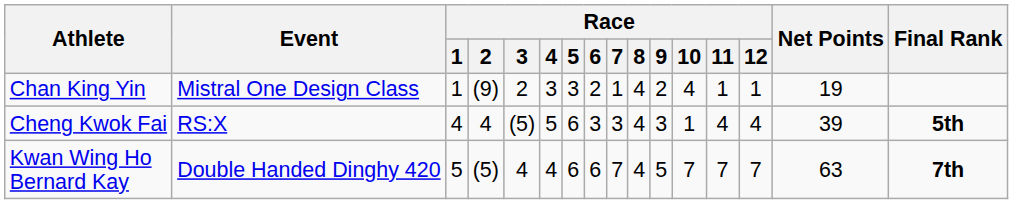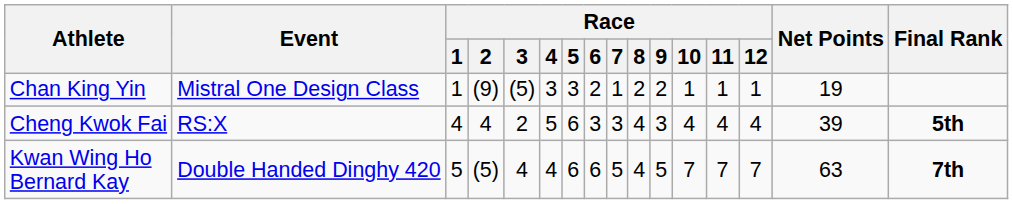(522, 90) 2 -> (522, 90) (5)
(639, 90) 4 -> (639, 90) 2
(689, 90) 4 -> (689, 90) 1
(522, 124) (5) -> (522, 124) 2
(689, 124) 1 -> (689, 124) 4
(617, 170) 7 -> (617, 170) 5
